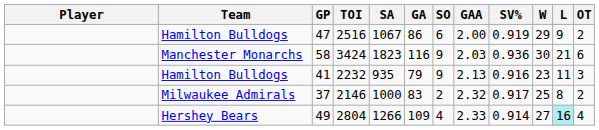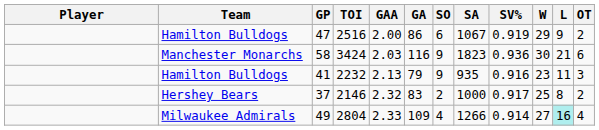columns swapped: (387, 15) <-> (471, 15)
(228, 95) Milwaukee Admirals -> (210, 95) Hershey Bears
(210, 115) Hershey Bears -> (228, 115) Milwaukee Admirals
